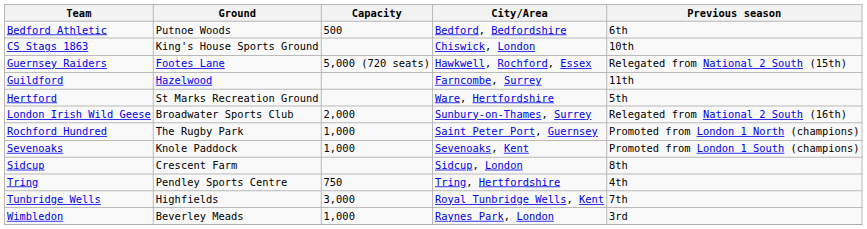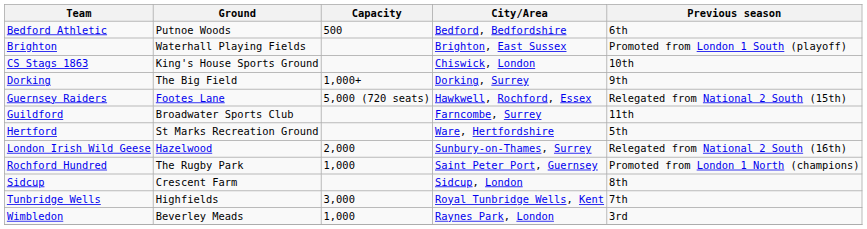+ row: (32, 47)
+ row: (29, 81)
(184, 81) Hazelwood -> (225, 115) Broadwater Sports Club
(225, 115) Broadwater Sports Club -> (184, 148) Hazelwood
- row: (35, 148)
- row: (23, 182)
